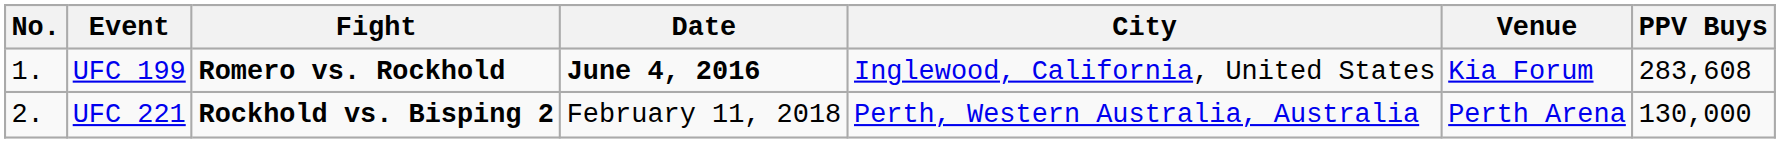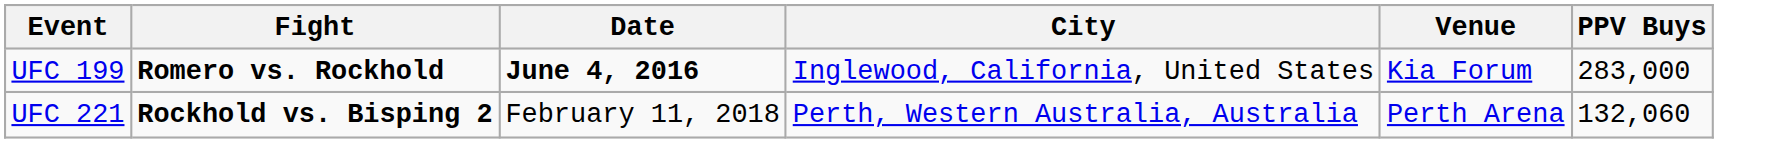- column: (36, 27)
(1695, 71) 283,608 -> (1634, 71) 283,000
(1695, 115) 130,000 -> (1634, 115) 132,060
